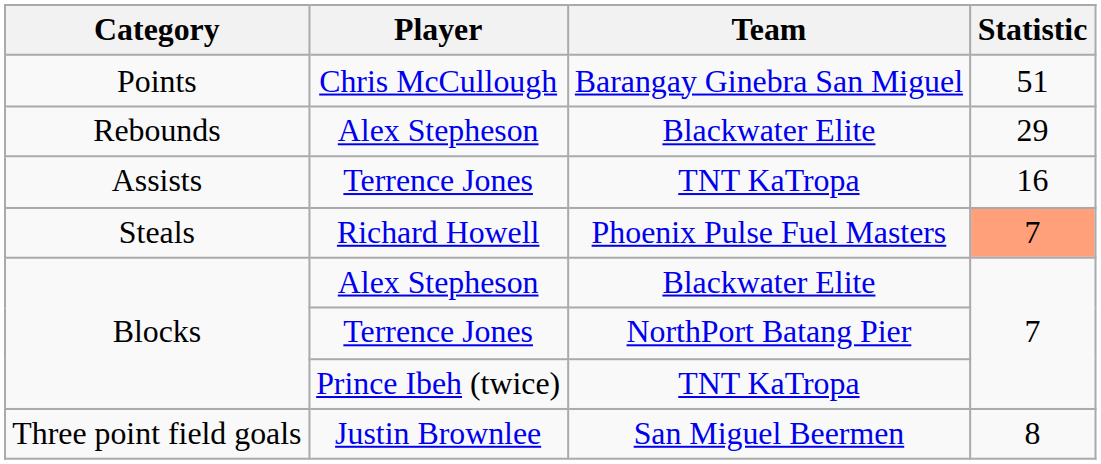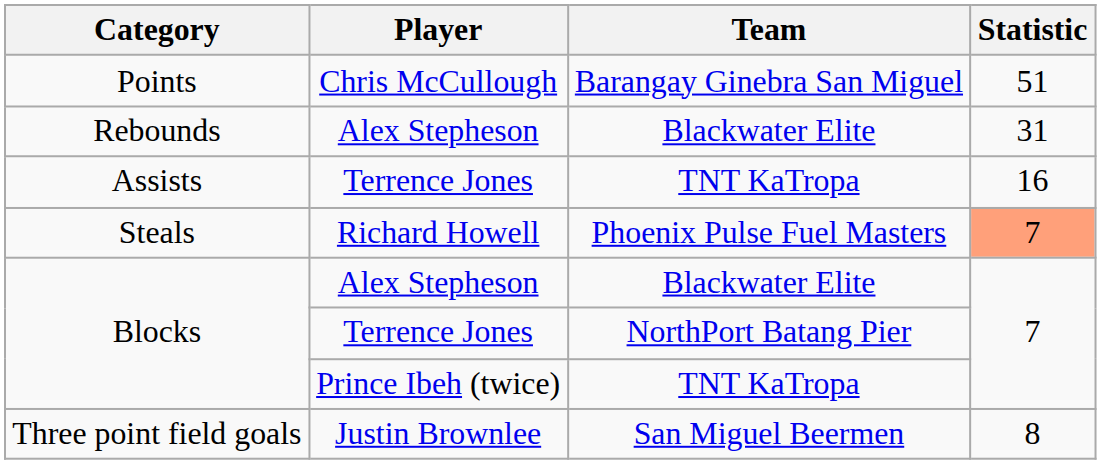(1033, 130) 29 -> (1033, 130) 31
